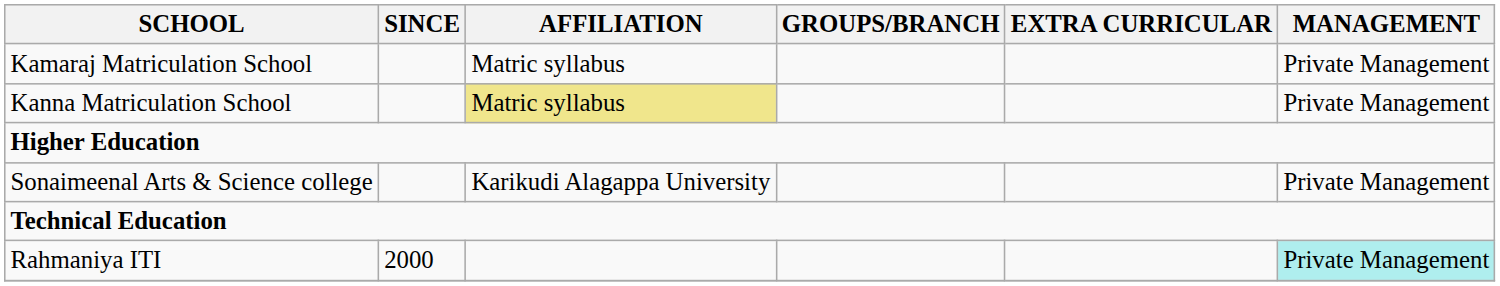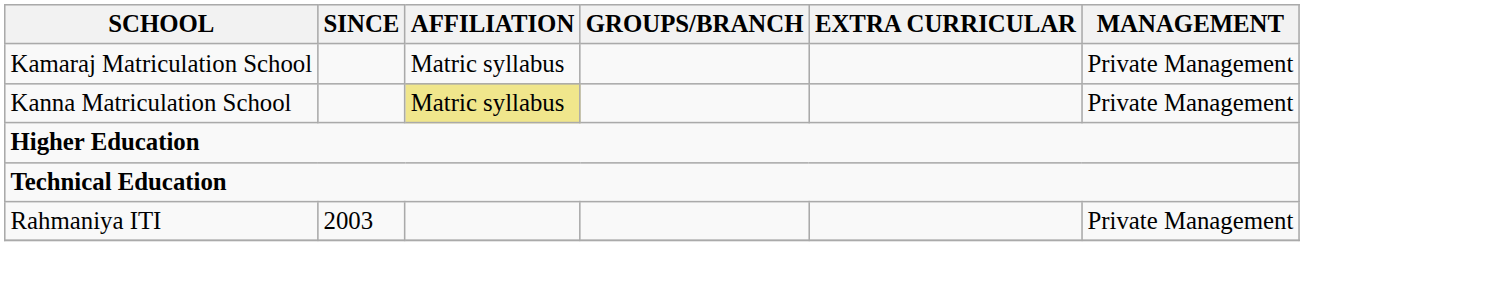- row: (192, 181)
(409, 260) 2000 -> (348, 220) 2003
(1386, 260) paleturquoise background -> (1190, 220) no background
